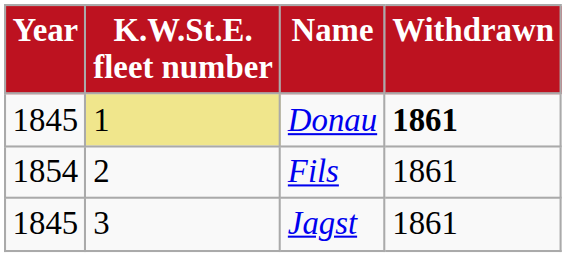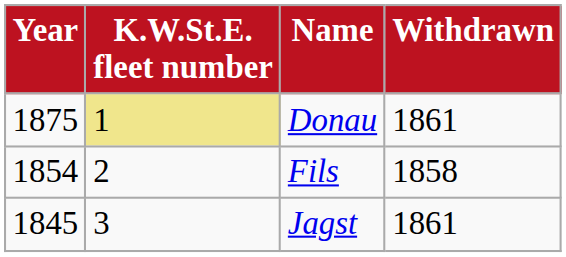(45, 119) 1845 -> (45, 119) 1875
(425, 119) bold -> (425, 119) normal
(425, 171) 1861 -> (425, 171) 1858
